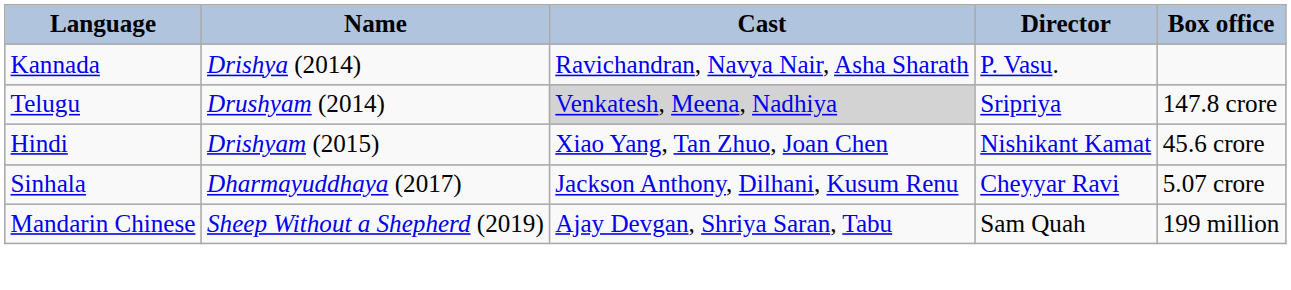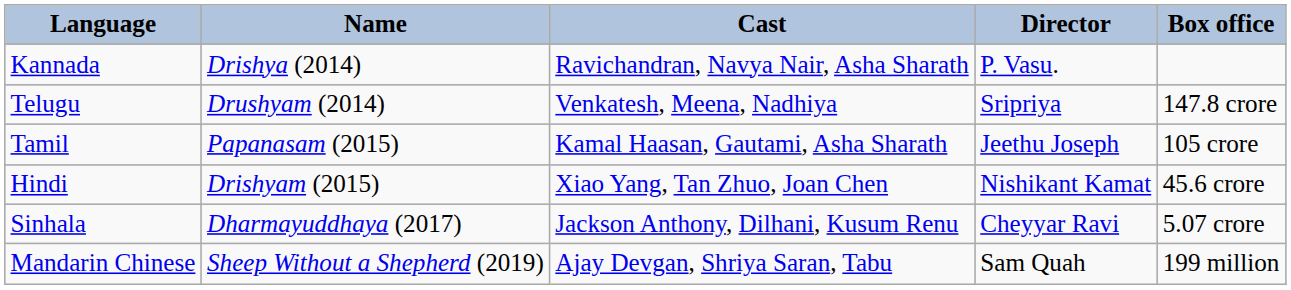(696, 104) lightgrey background -> (696, 104) no background
+ row: (40, 143)
